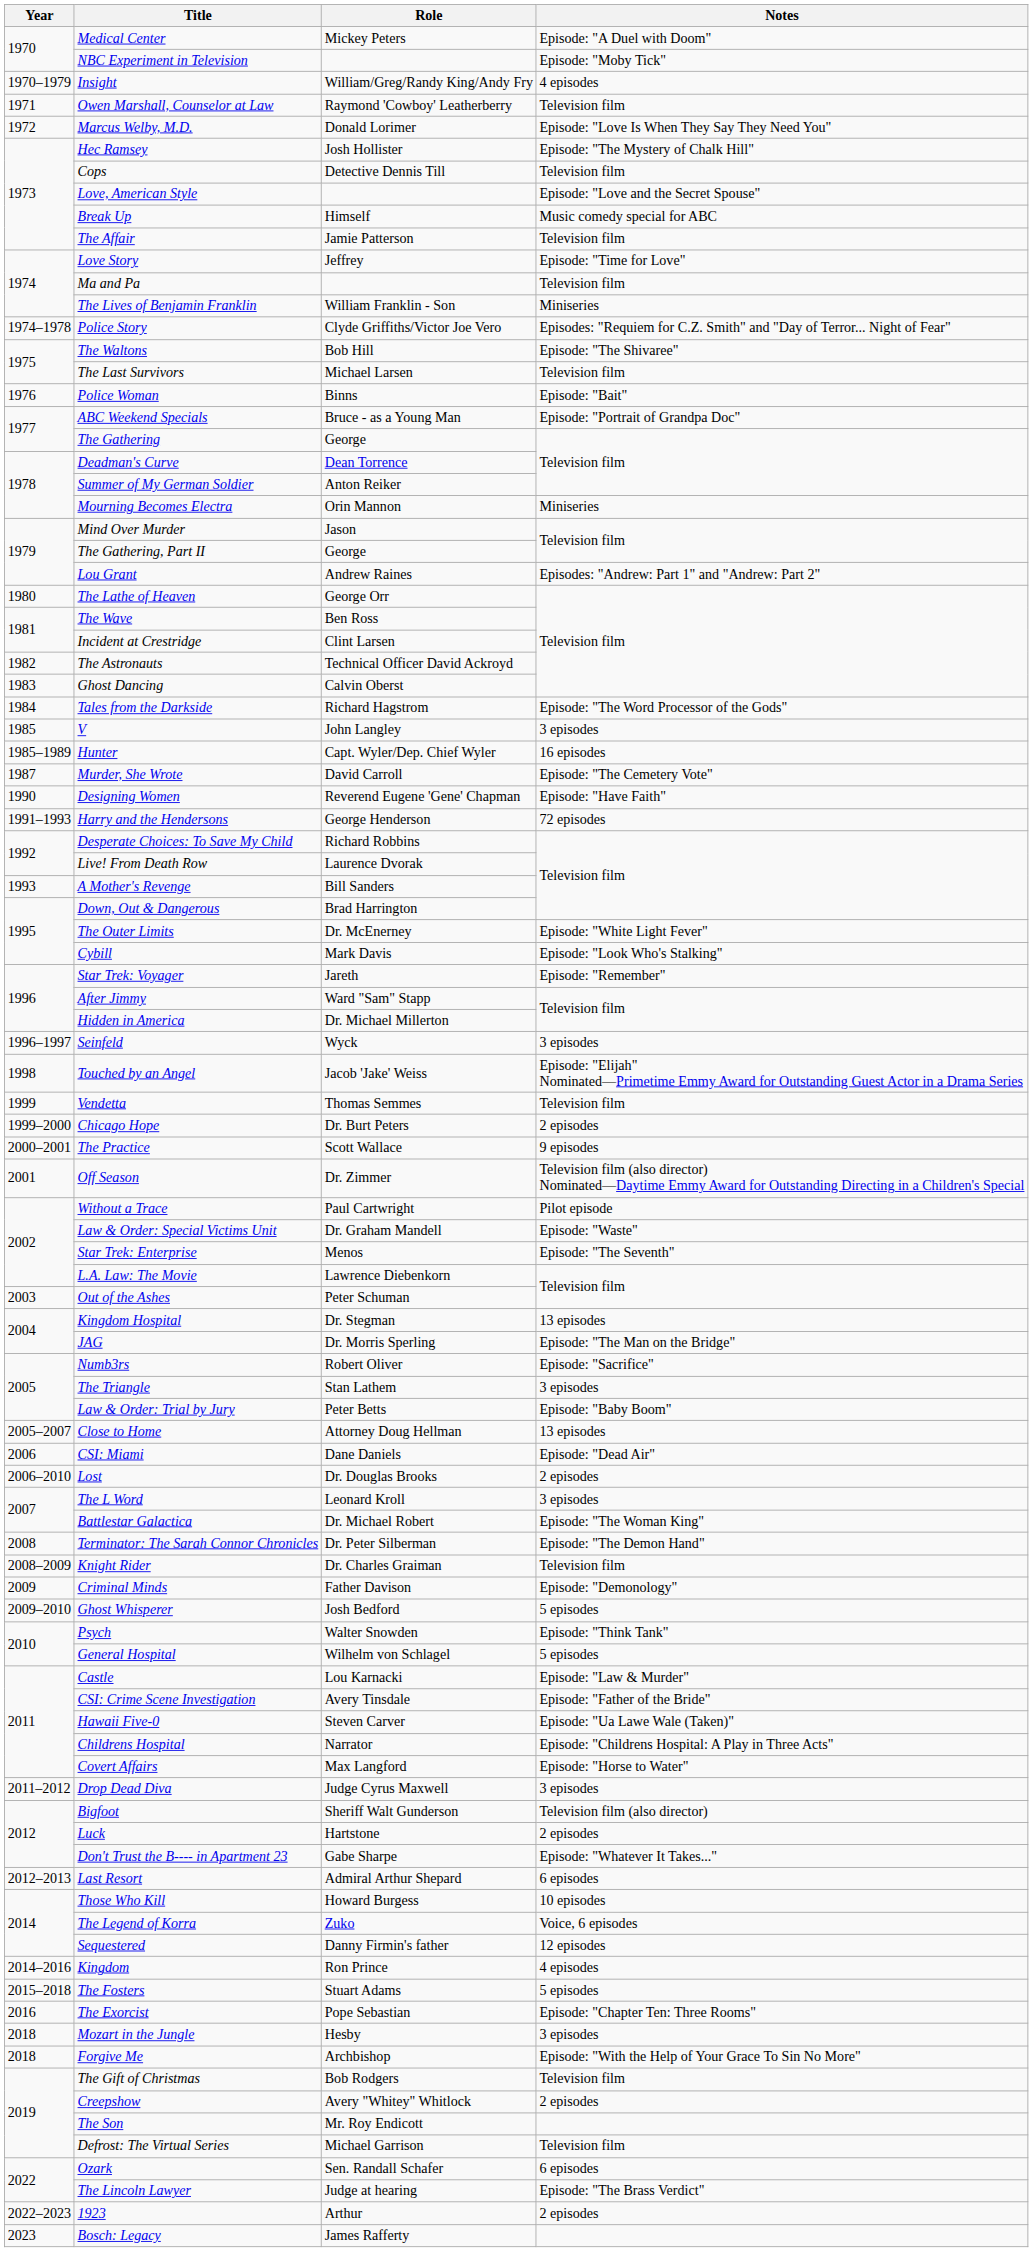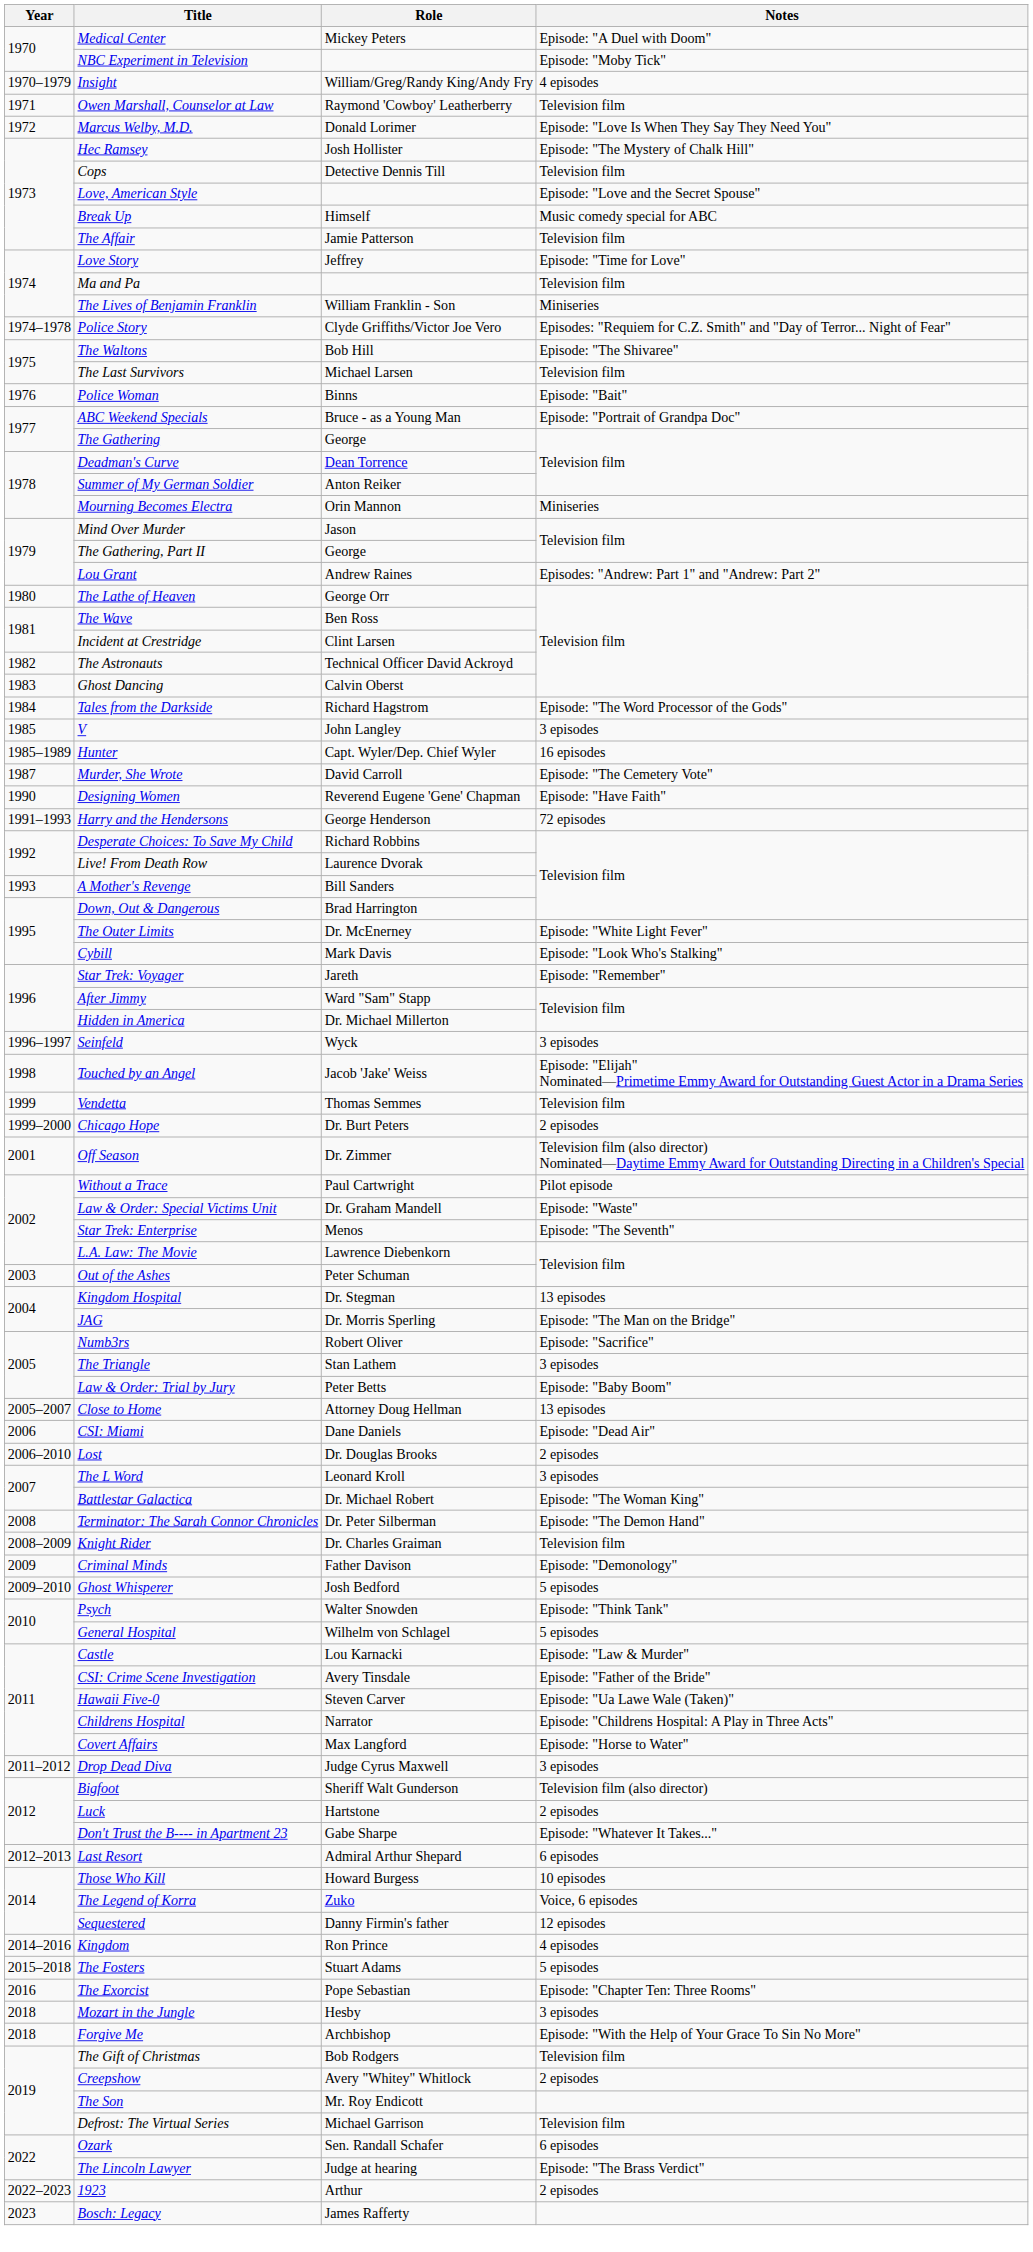- row: (114, 1148)
